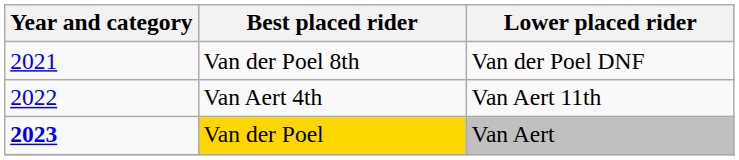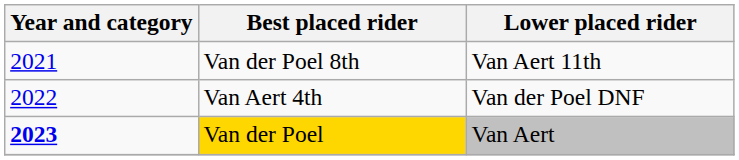(558, 60) Van der Poel DNF -> (536, 60) Van Aert 11th
(536, 97) Van Aert 11th -> (558, 97) Van der Poel DNF
